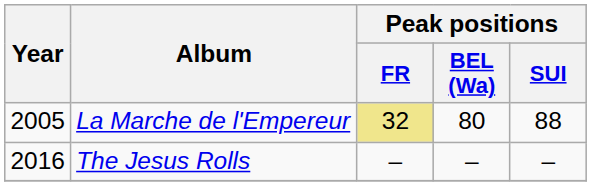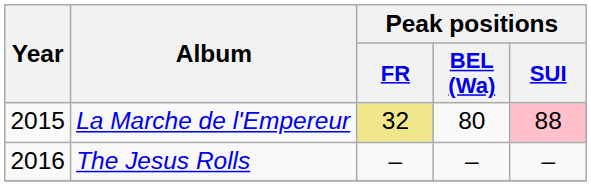(38, 122) 2005 -> (38, 122) 2015
(548, 122) no background -> (548, 122) pink background
